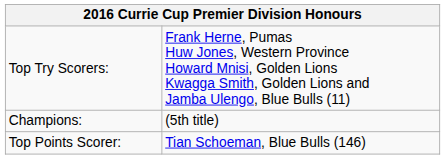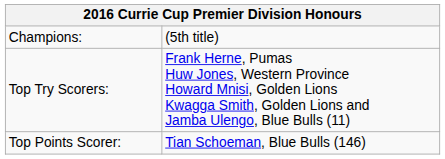rows swapped: (45, 120) <-> (59, 68)
